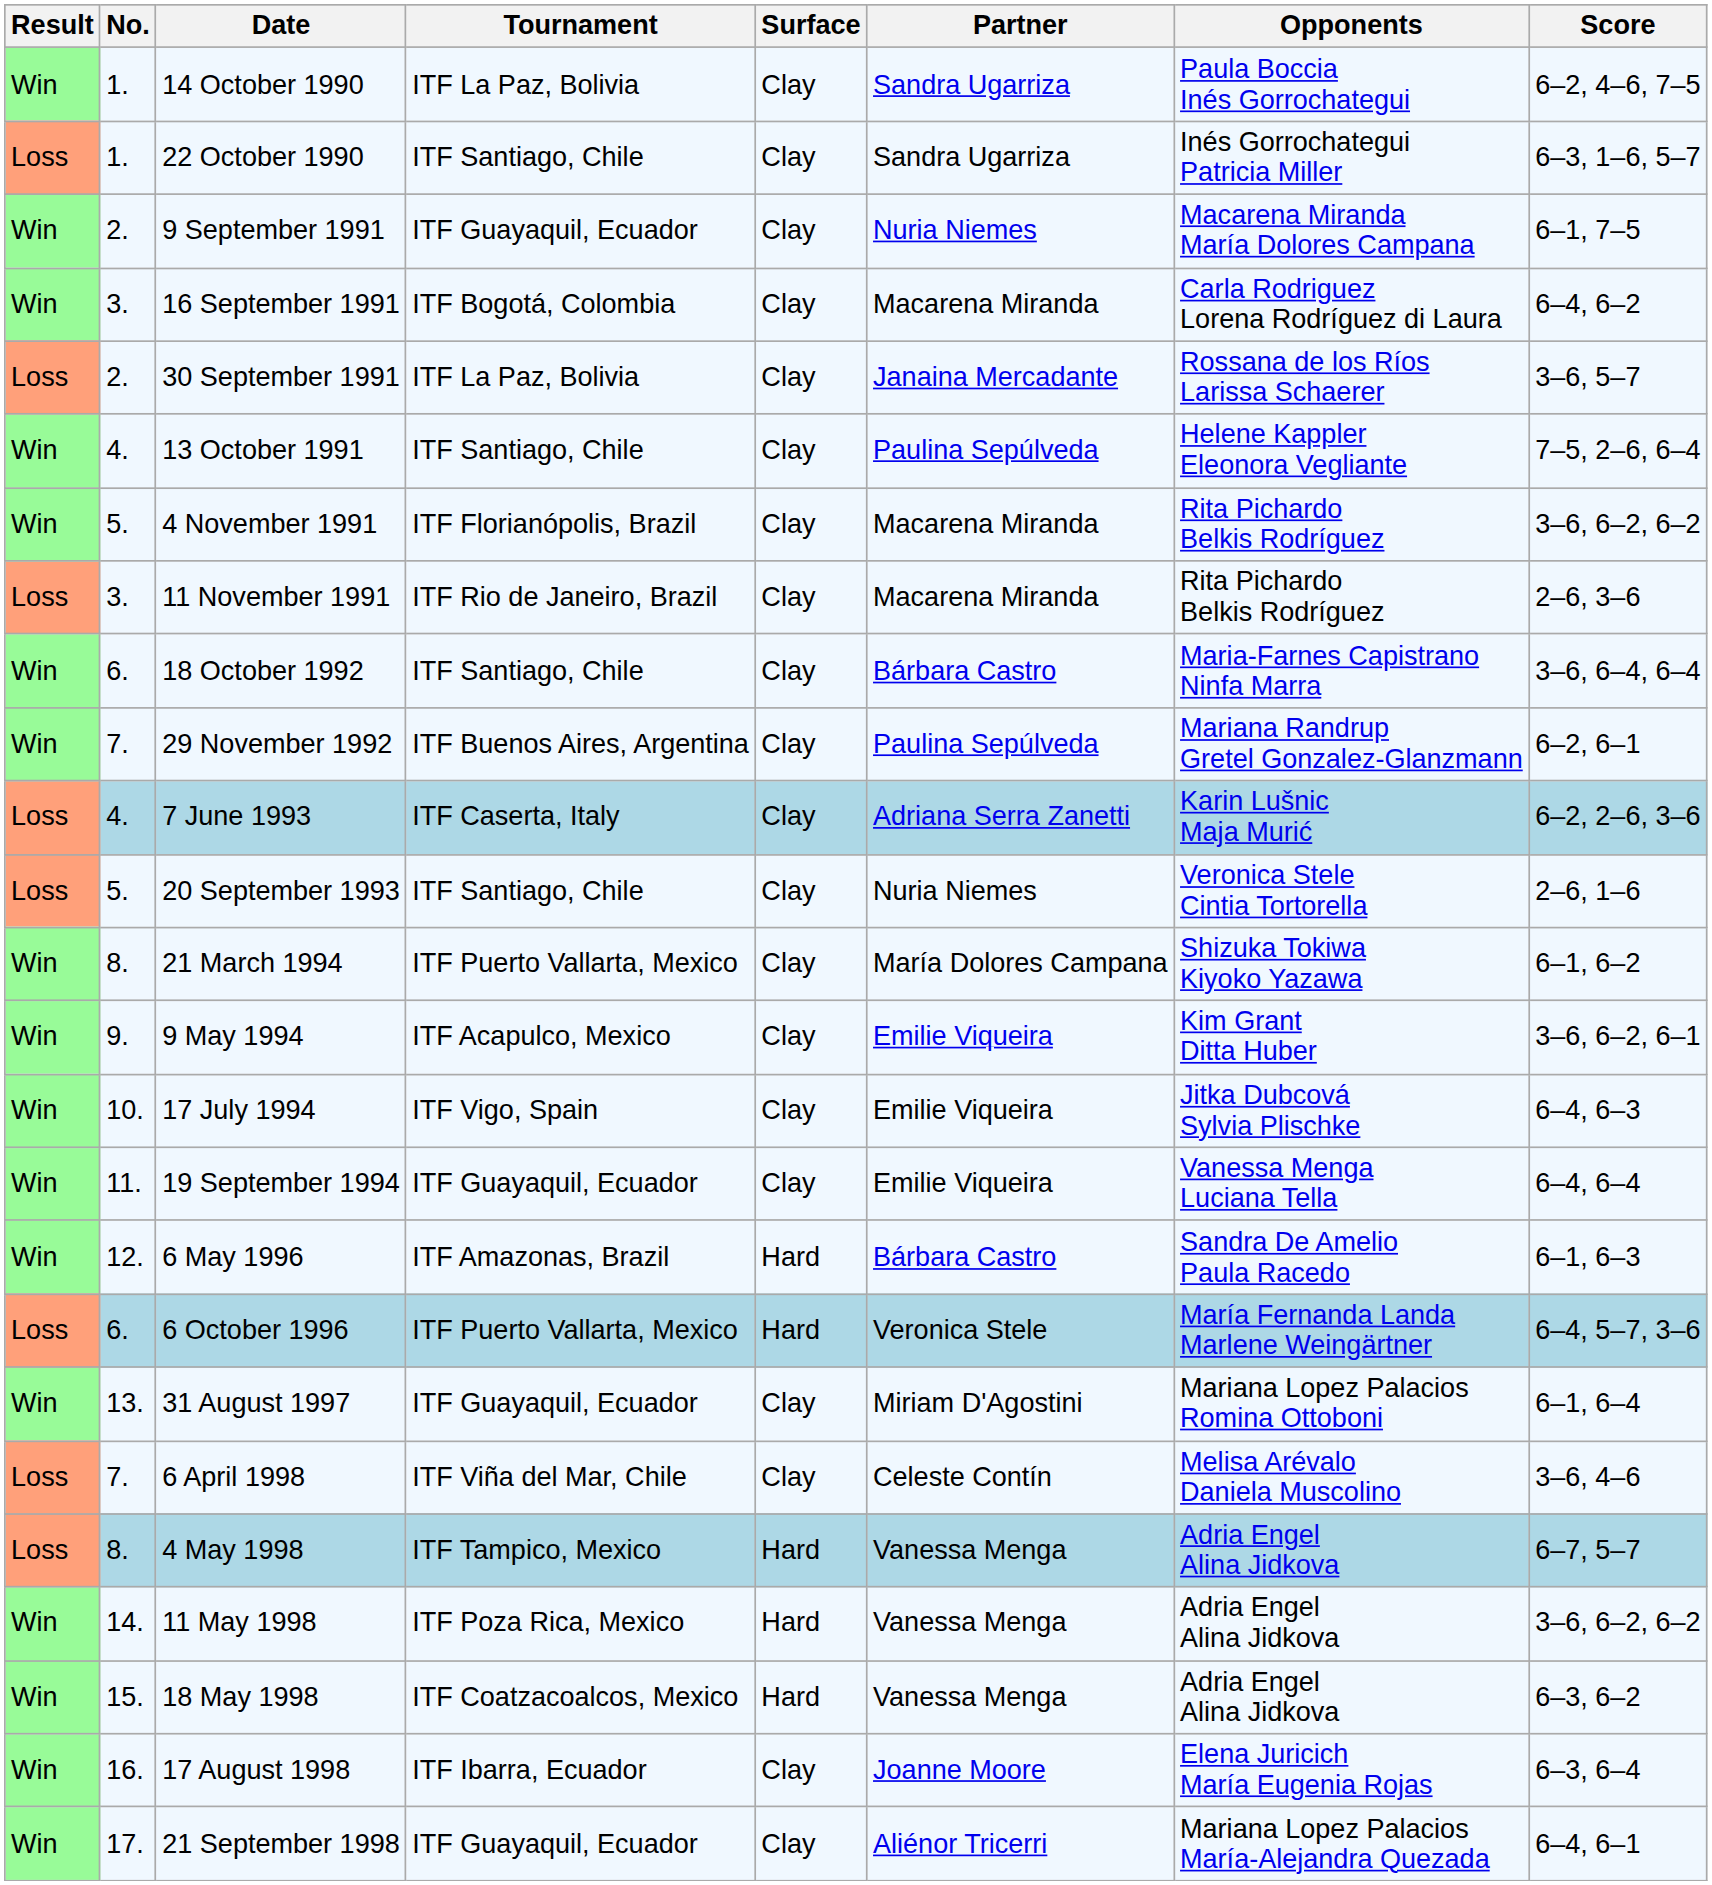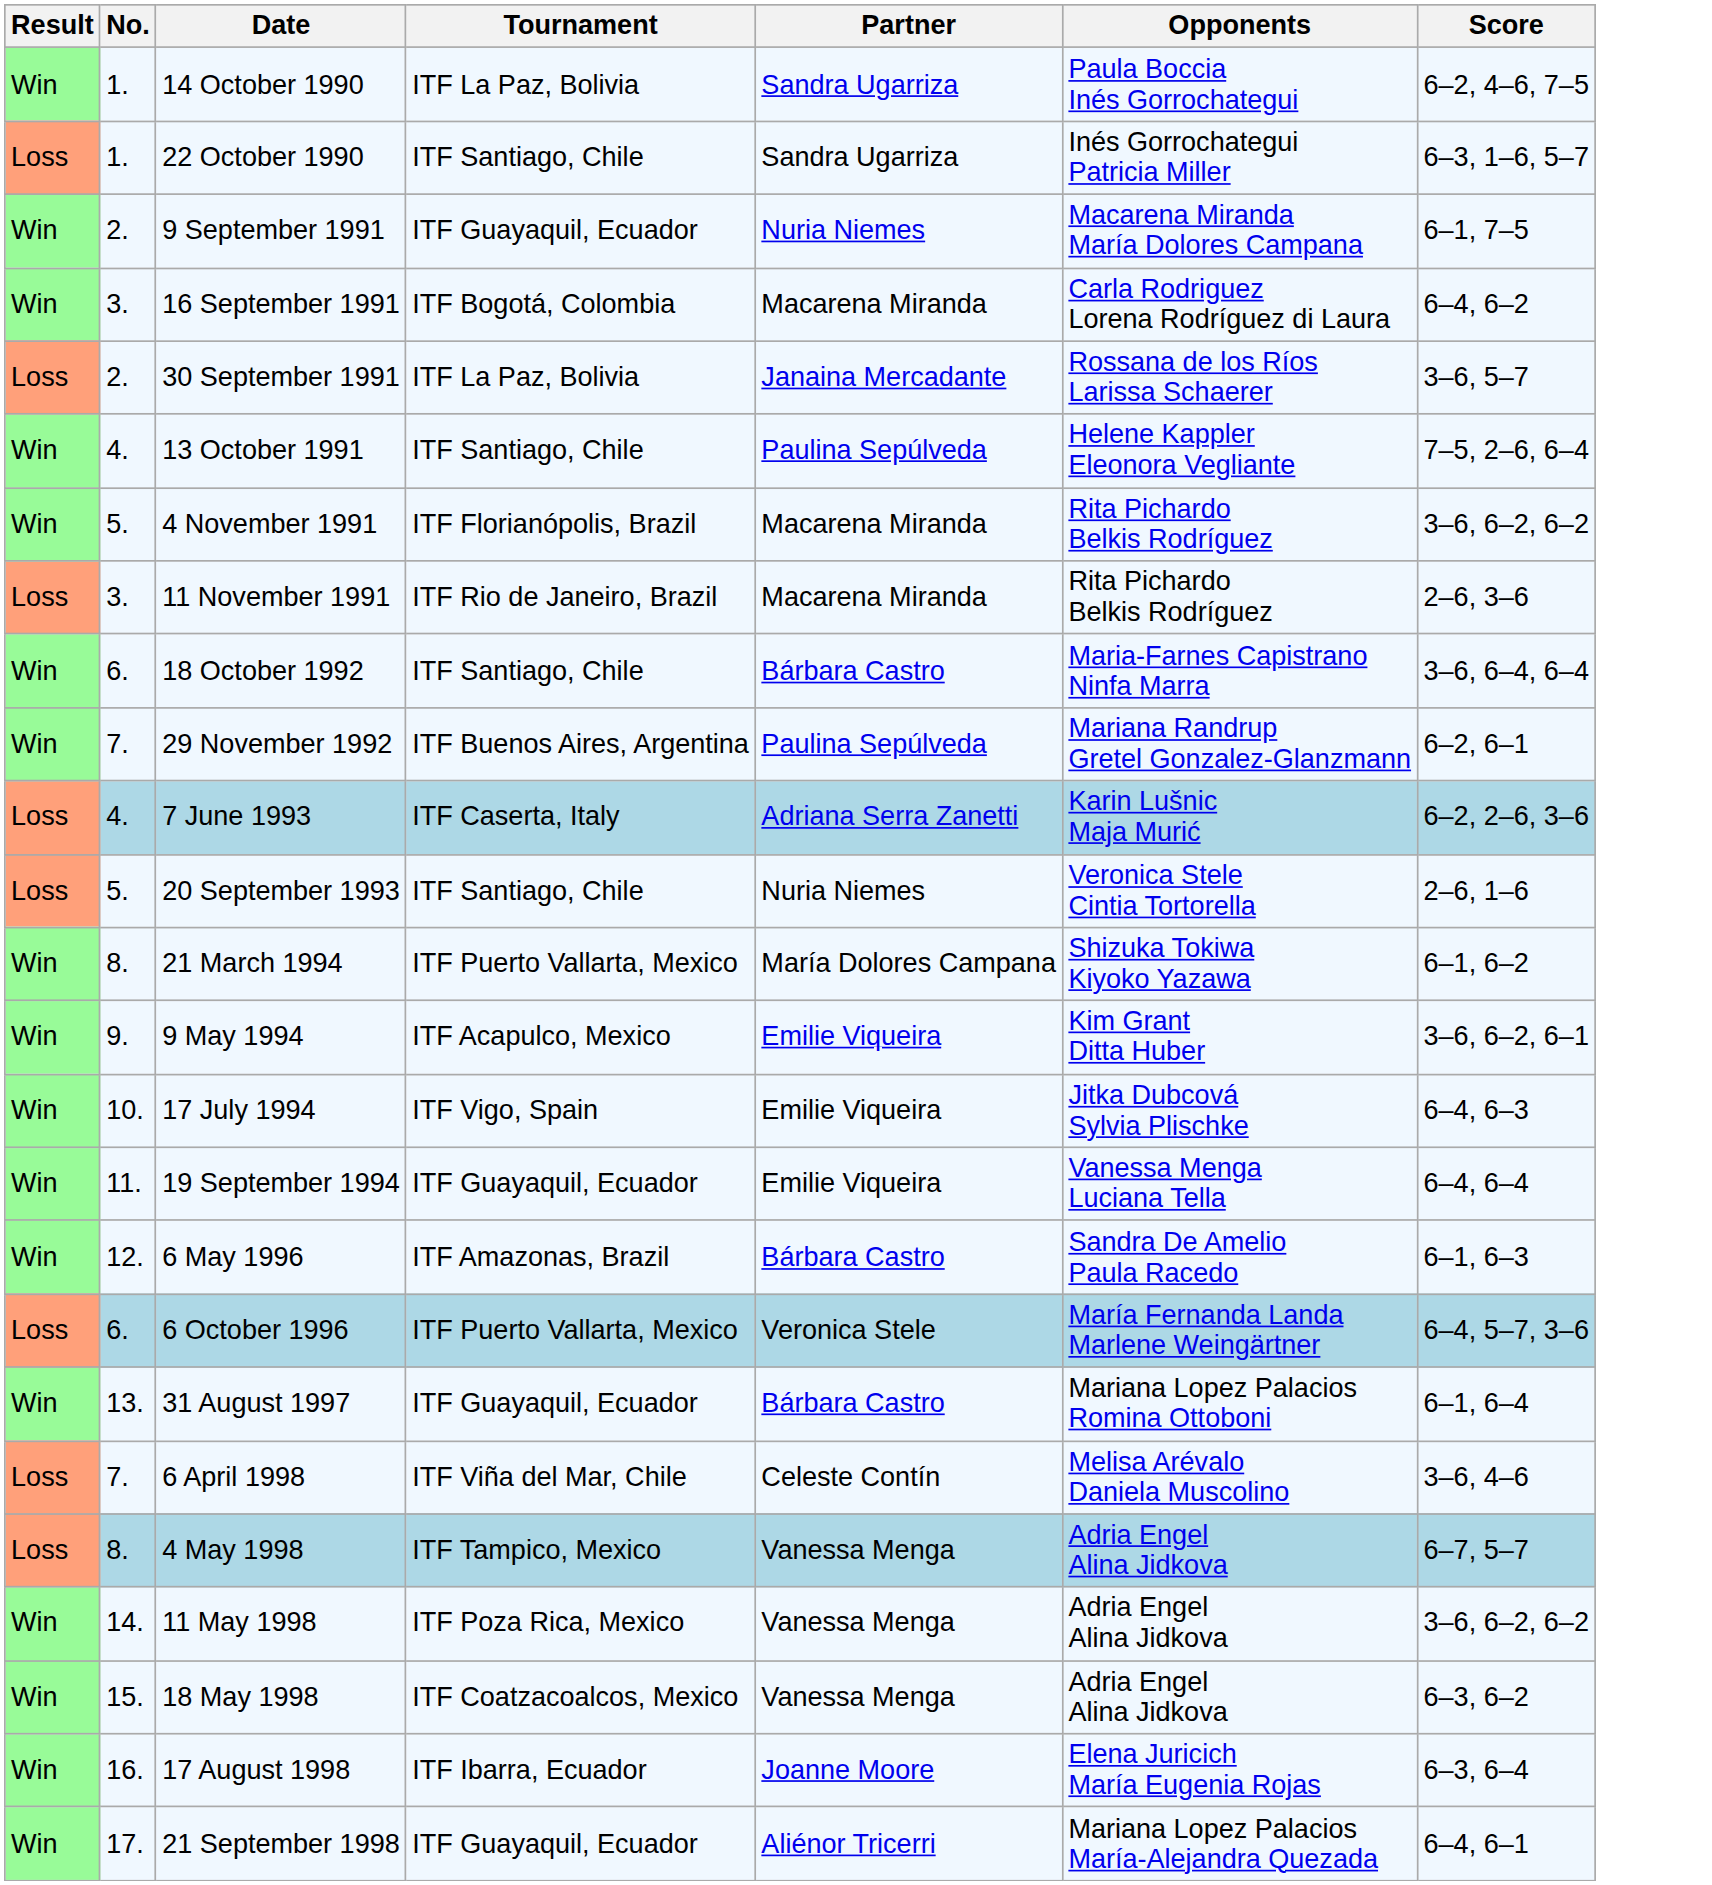- column: (811, 25)
(978, 1403) Miriam D'Agostini -> (853, 1403) Bárbara Castro
